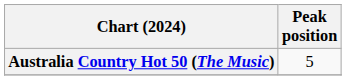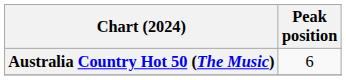(310, 61) 5 -> (310, 61) 6
